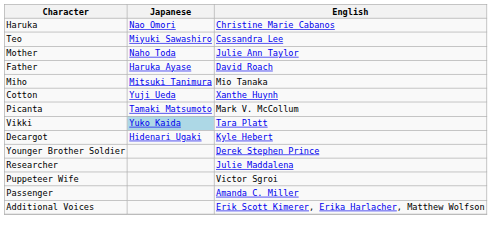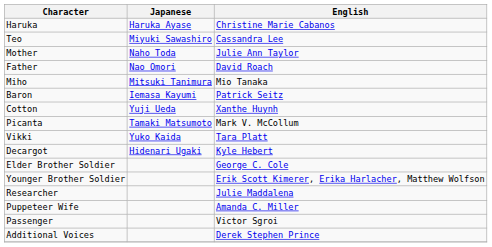(153, 25) Nao Omori -> (160, 25) Haruka Ayase
(160, 67) Haruka Ayase -> (153, 67) Nao Omori
+ row: (19, 95)
(155, 123) lightblue background -> (155, 137) no background
+ row: (61, 165)
(268, 151) Derek Stephen Prince -> (350, 179) Erik Scott Kimerer, Erika Harlacher, Matthew Wolfson
(247, 179) Victor Sgroi -> (257, 207) Amanda C. Miller
(257, 193) Amanda C. Miller -> (247, 221) Victor Sgroi
(350, 207) Erik Scott Kimerer, Erika Harlacher, Matthew Wolfson -> (268, 235) Derek Stephen Prince
